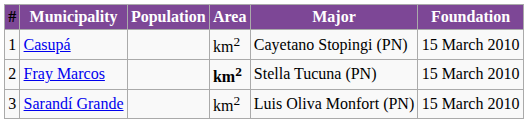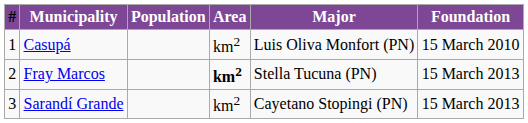(331, 44) Cayetano Stopingi (PN) -> (334, 44) Luis Oliva Monfort (PN)
(471, 74) 15 March 2010 -> (471, 74) 15 March 2013
(334, 104) Luis Oliva Monfort (PN) -> (331, 104) Cayetano Stopingi (PN)
(471, 104) 15 March 2010 -> (471, 104) 15 March 2013
